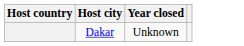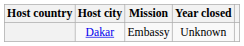+ column: (149, 13)
